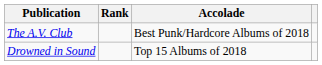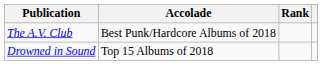columns swapped: (221, 13) <-> (115, 13)
